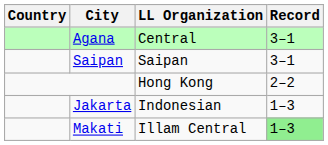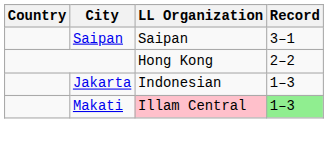- row: (94, 39)
(192, 129) no background -> (192, 107) pink background
